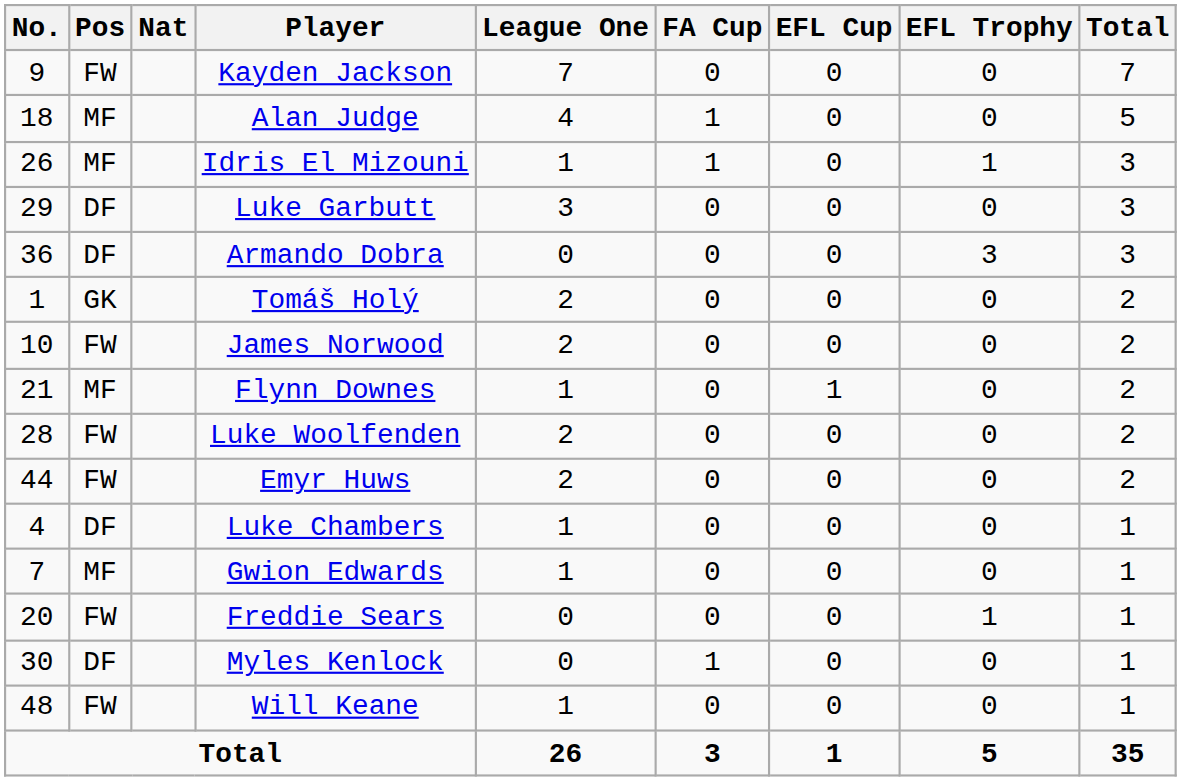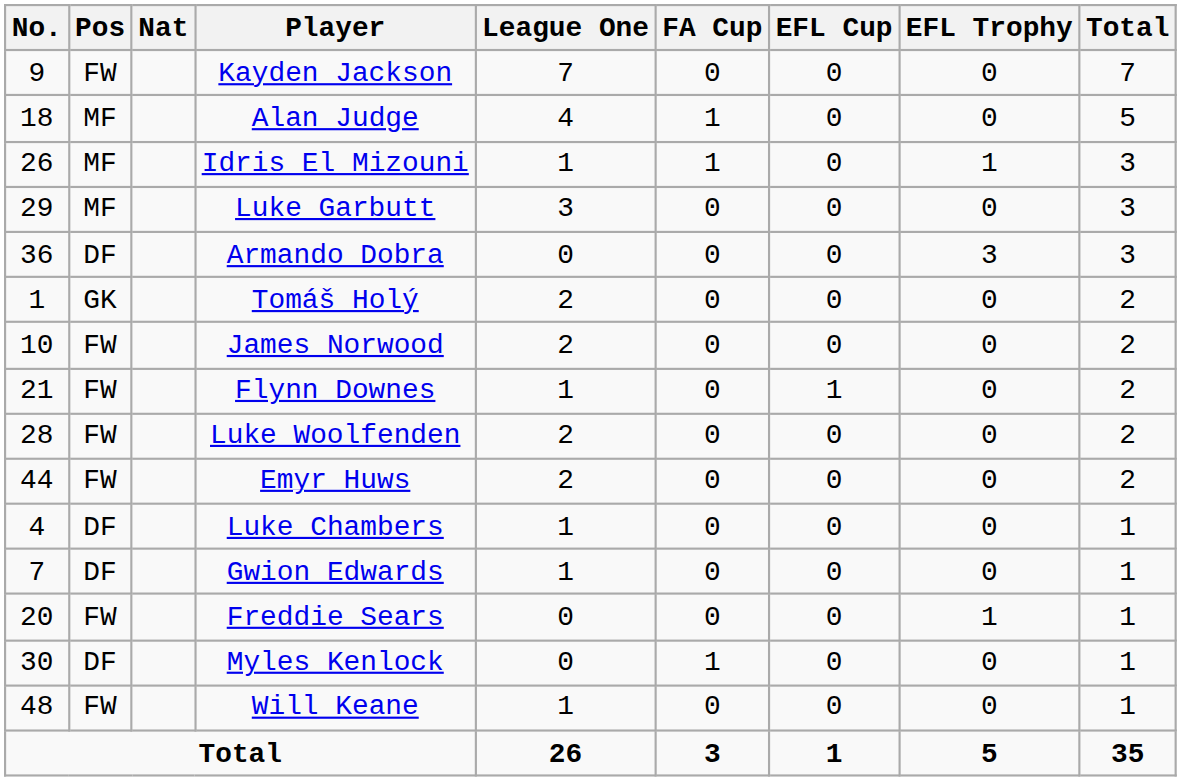(100, 209) DF -> (100, 209) MF
(100, 390) MF -> (100, 390) FW
(100, 572) MF -> (100, 572) DF
